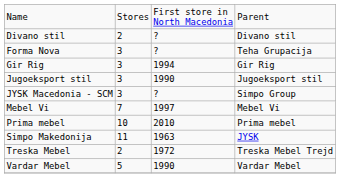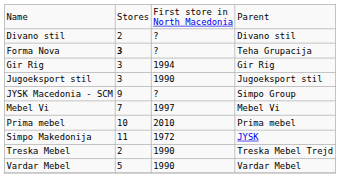(120, 51) normal -> (120, 51) bold
(120, 94) 3 -> (120, 94) 9
(164, 137) 1963 -> (164, 137) 1972
(164, 151) 1972 -> (164, 151) 1990
